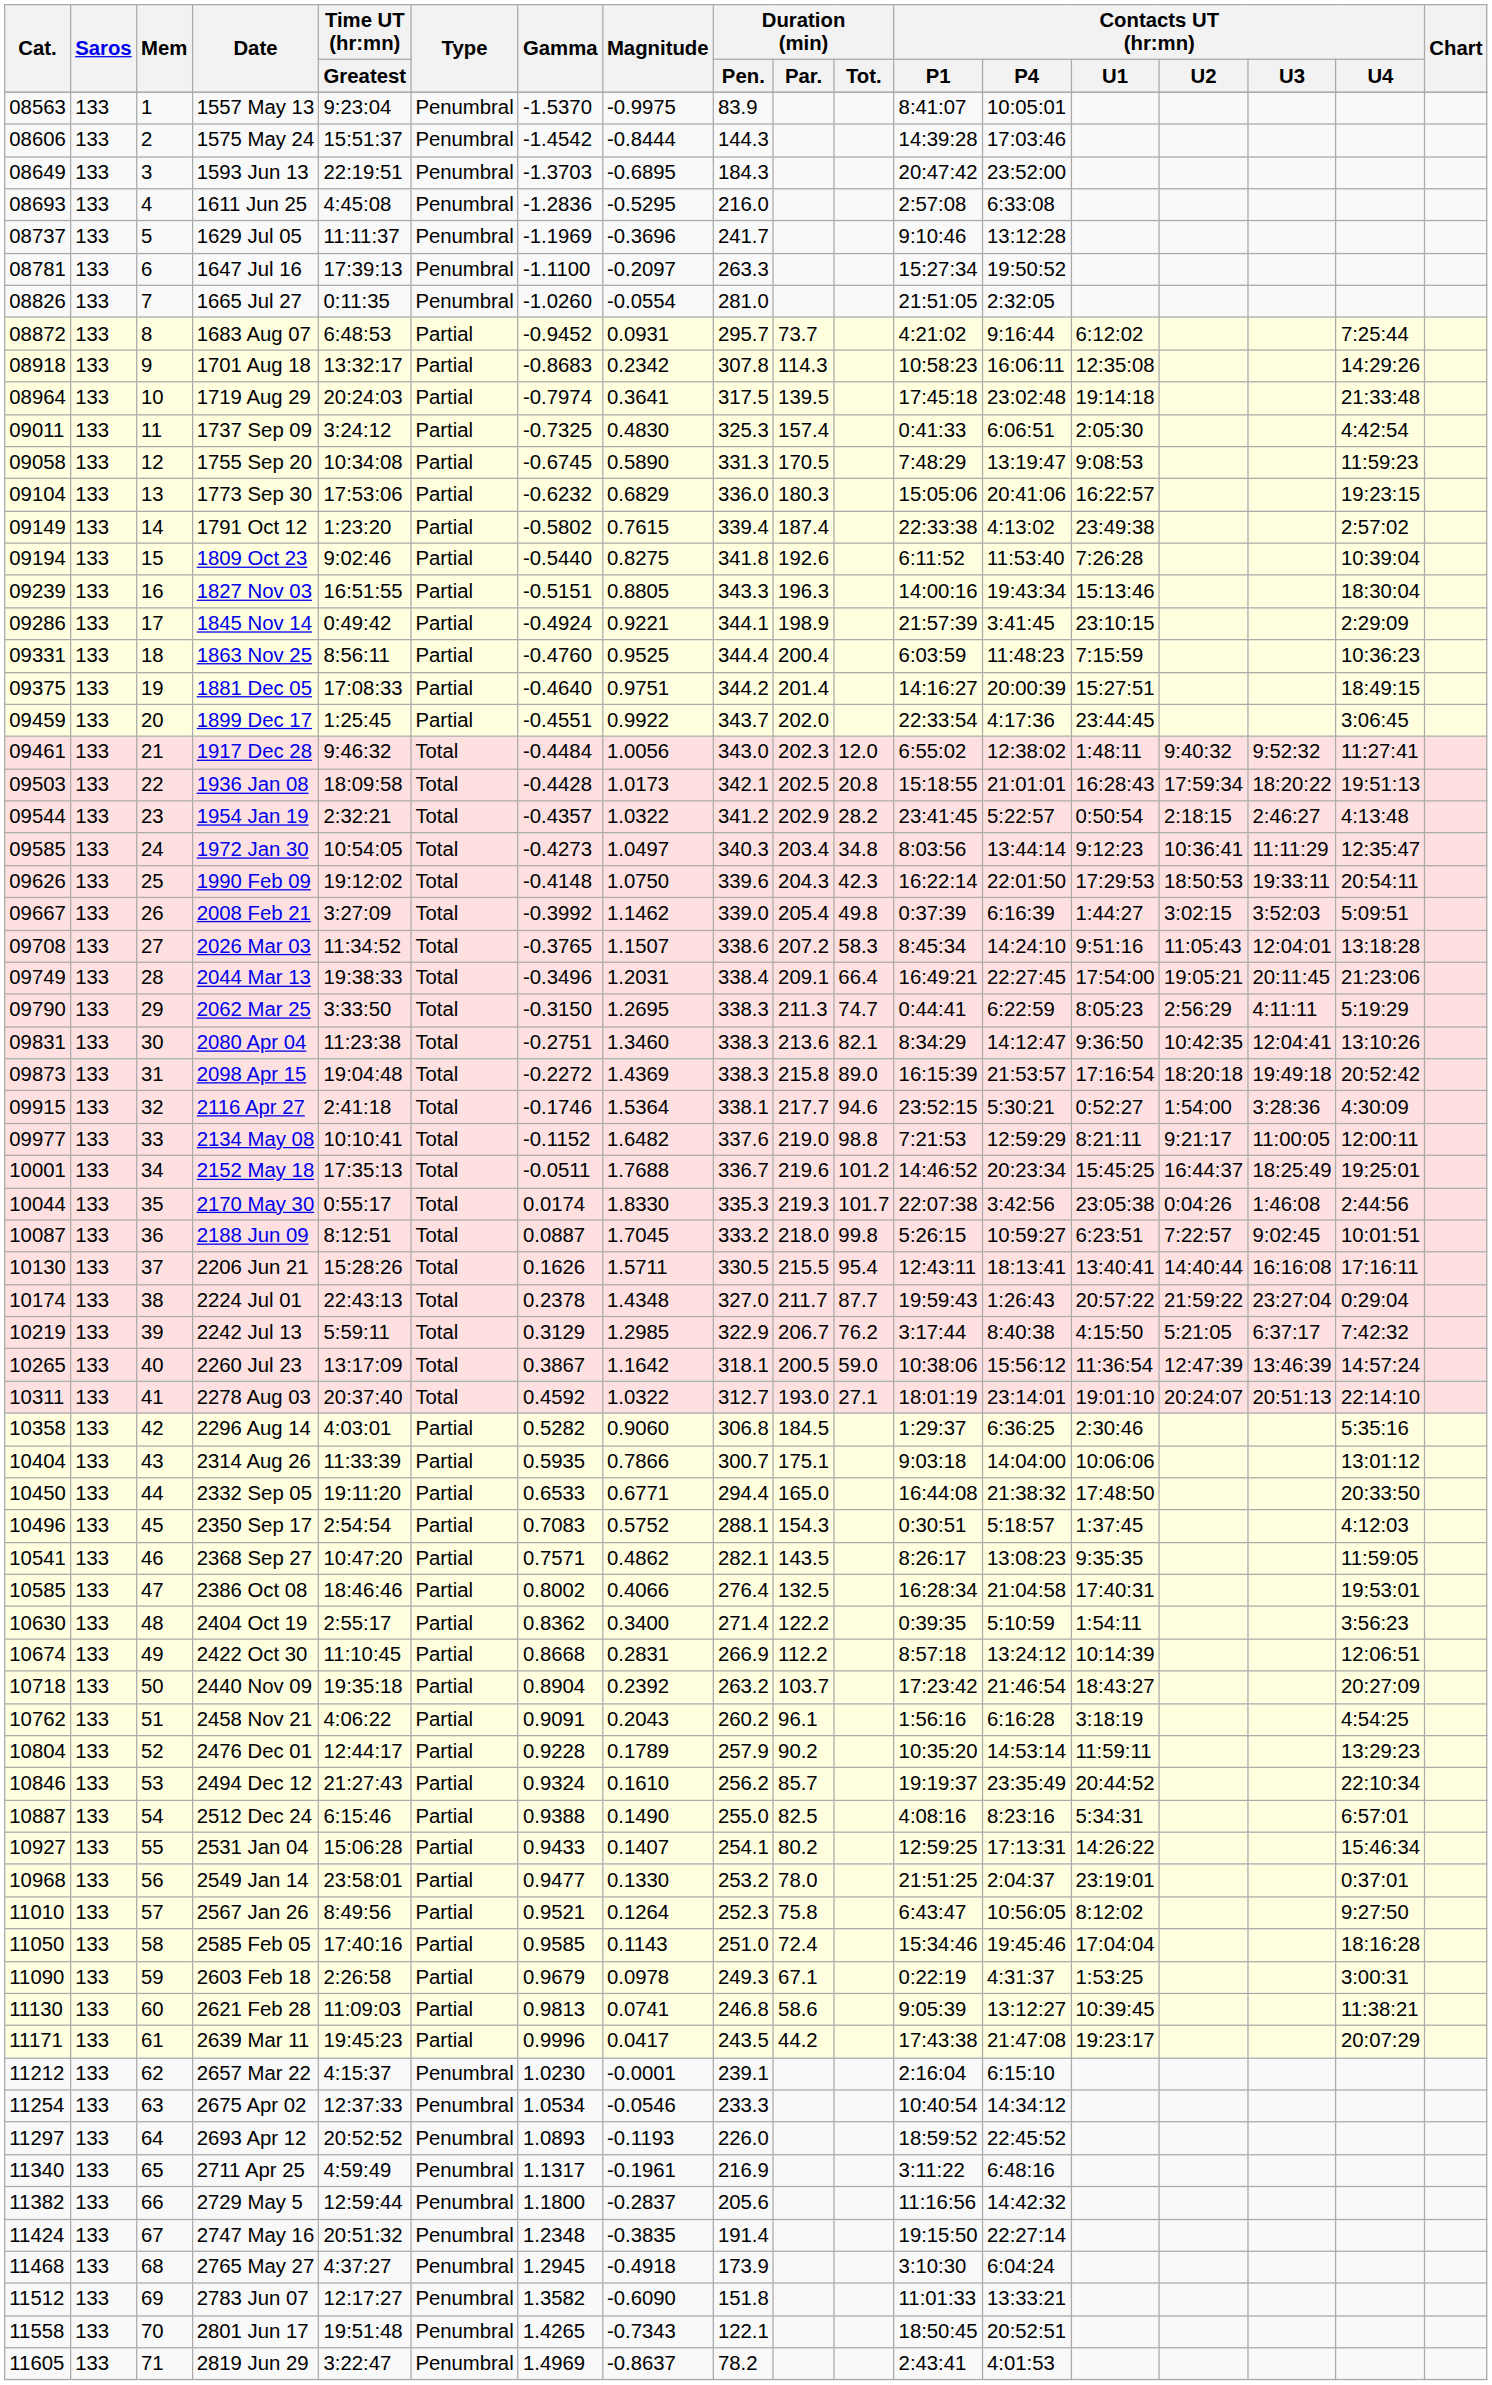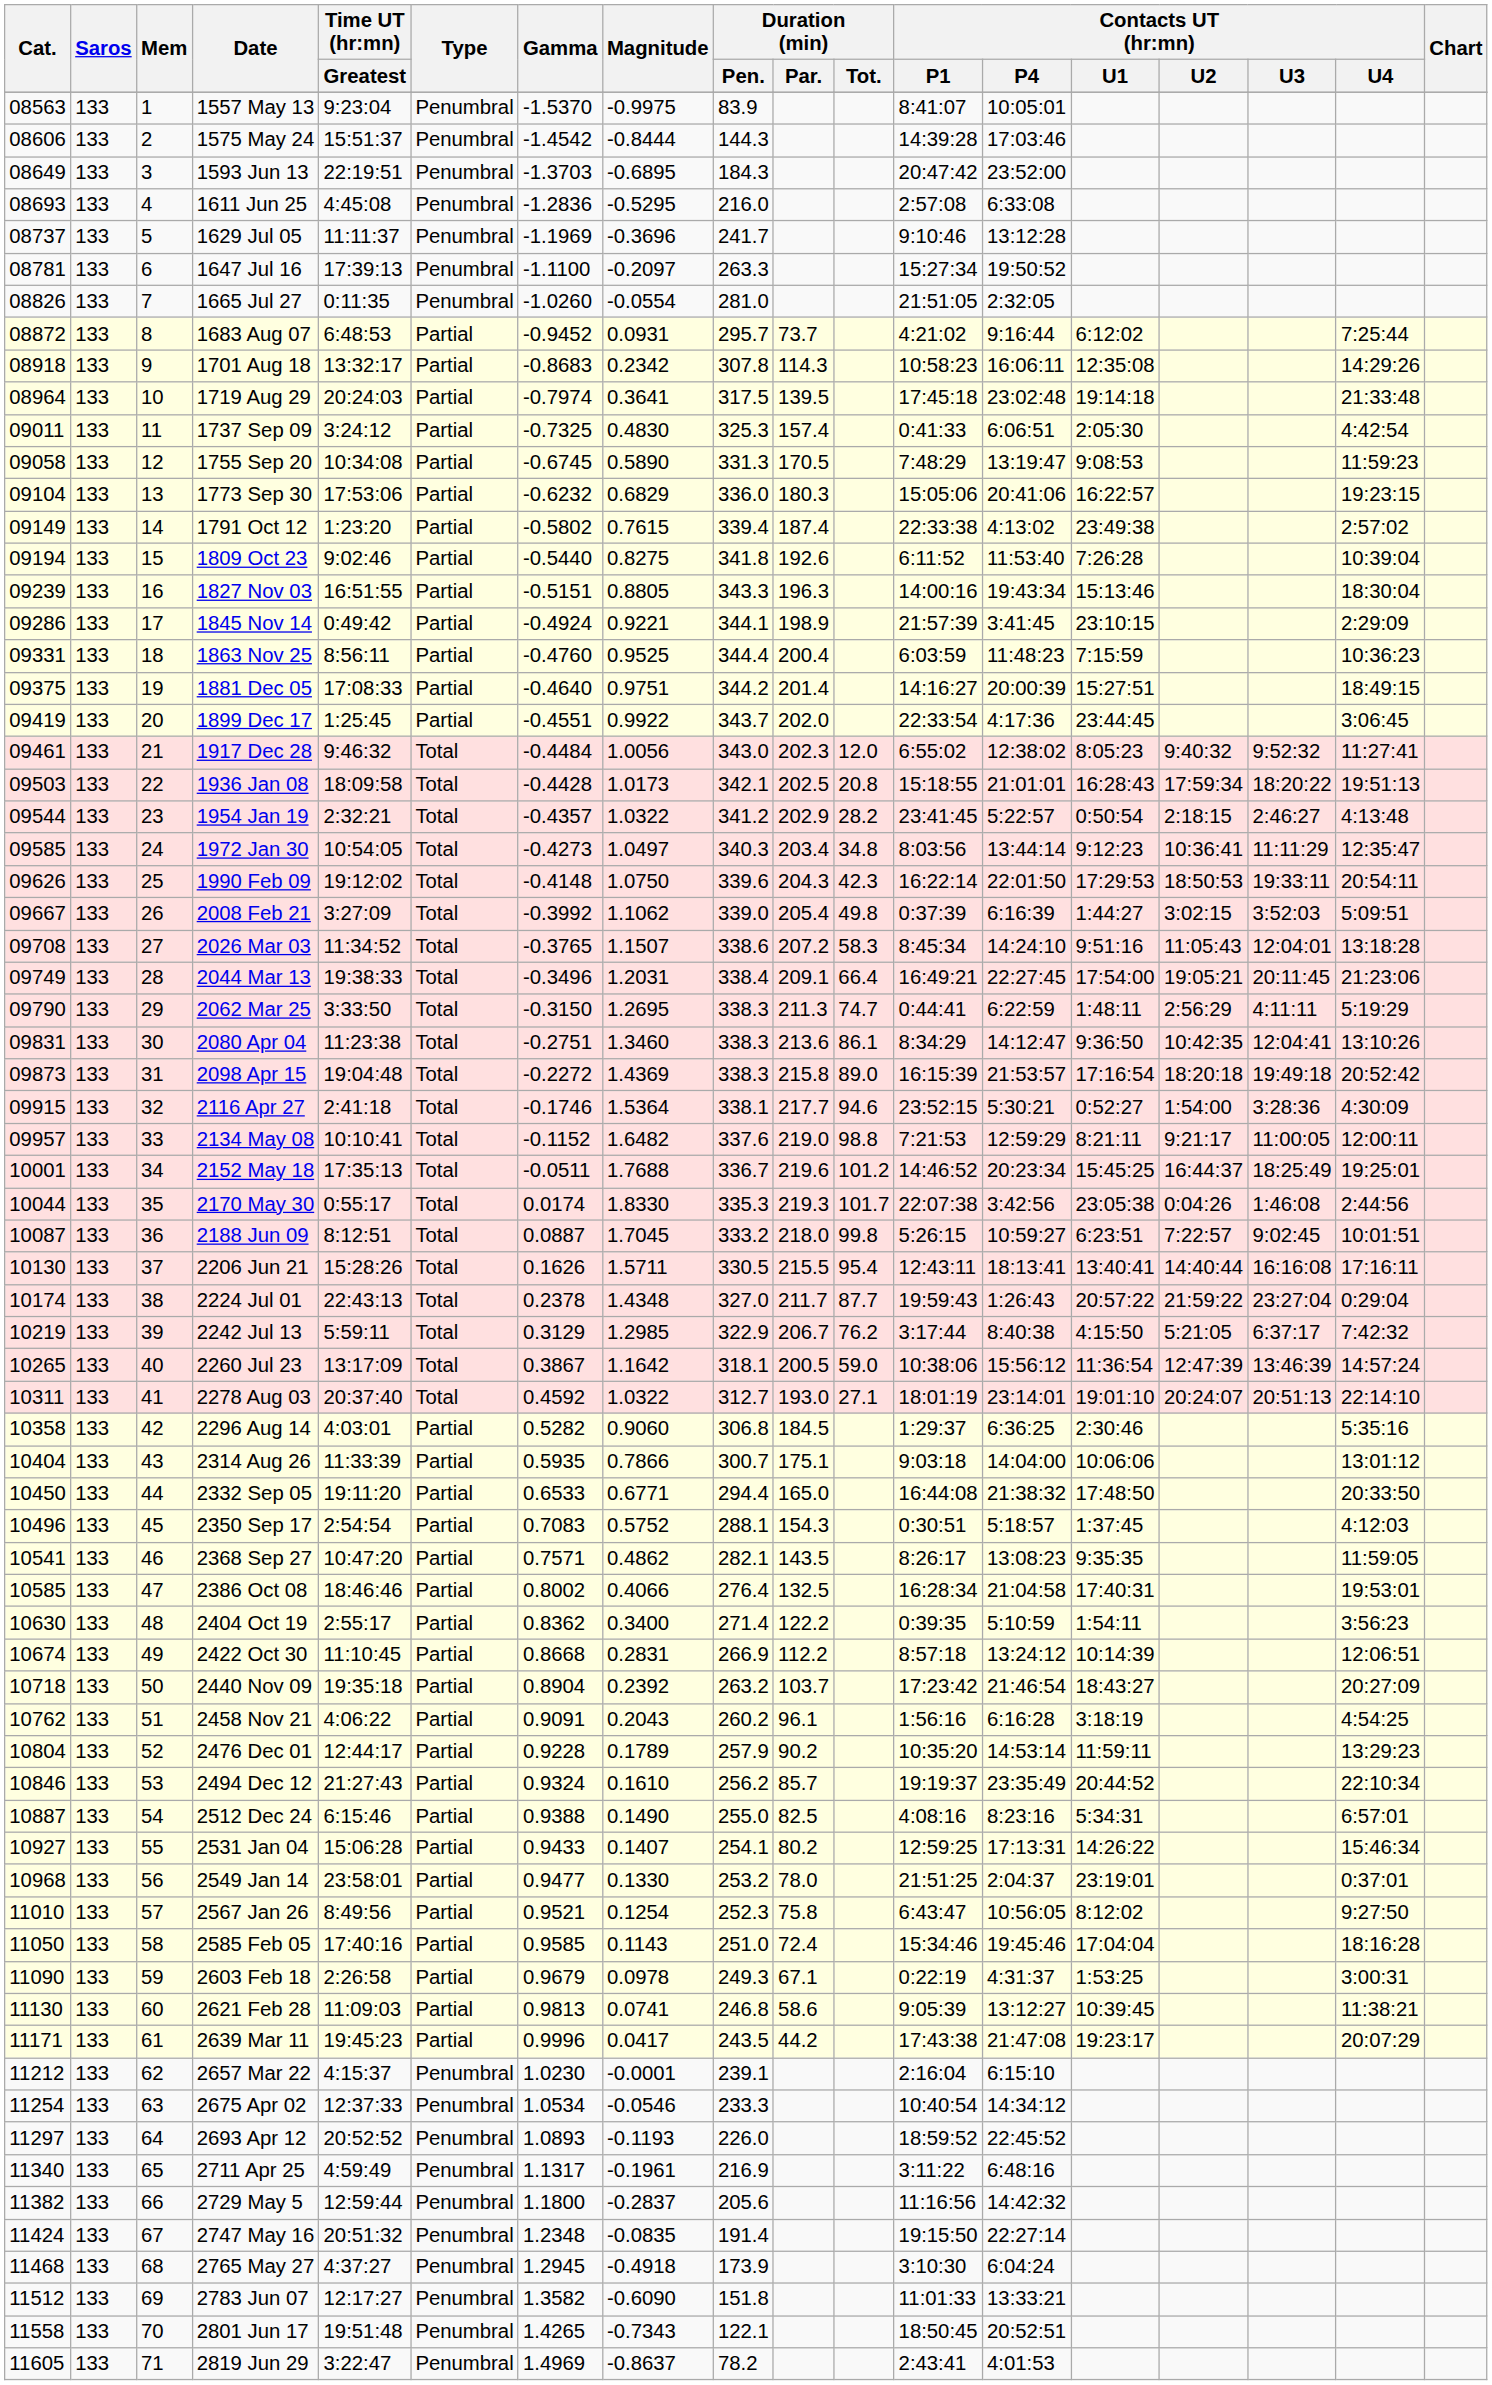(38, 720) 09459 -> (38, 720) 09419
(1109, 752) 1:48:11 -> (1109, 752) 8:05:23
(638, 913) 1.1462 -> (638, 913) 1.1062
(1109, 1010) 8:05:23 -> (1109, 1010) 1:48:11
(858, 1042) 82.1 -> (858, 1042) 86.1
(38, 1139) 09977 -> (38, 1139) 09957
(638, 1912) 0.1264 -> (638, 1912) 0.1254
(641, 2234) -0.3835 -> (641, 2234) -0.0835
